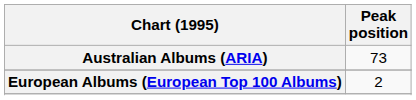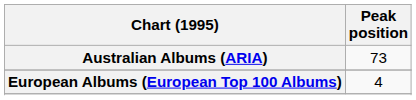(378, 81) 2 -> (378, 81) 4
